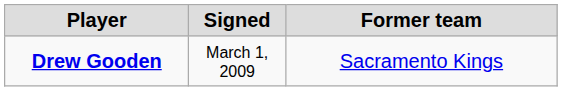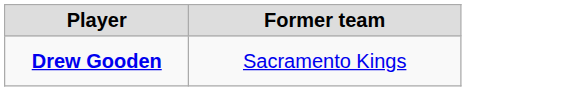- column: (237, 20)
